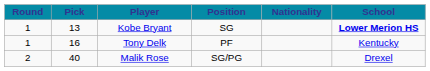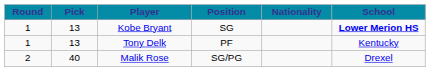(74, 43) 16 -> (74, 43) 13
